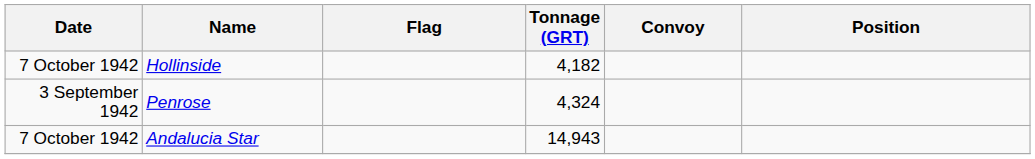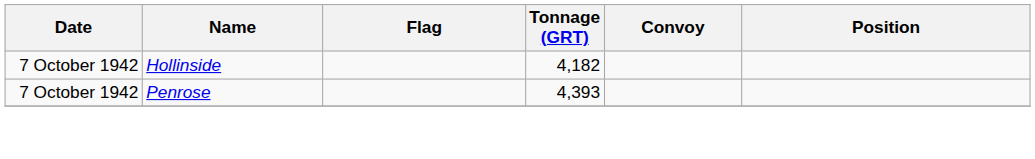(89, 102) 3 September 1942 -> (79, 92) 7 October 1942
(578, 102) 4,324 -> (578, 92) 4,393
- row: (202, 139)
